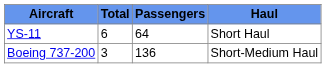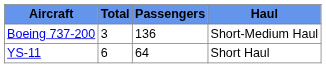rows swapped: (24, 33) <-> (51, 53)
